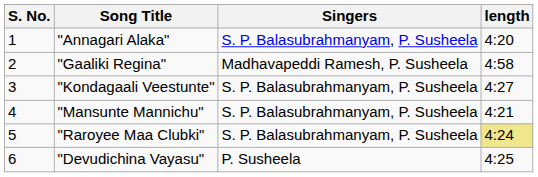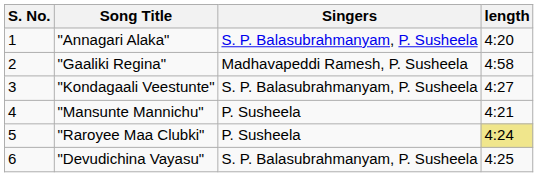(350, 111) S. P. Balasubrahmanyam, P. Susheela -> (261, 111) P. Susheela
(350, 135) S. P. Balasubrahmanyam, P. Susheela -> (261, 135) P. Susheela
(261, 159) P. Susheela -> (350, 159) S. P. Balasubrahmanyam, P. Susheela
